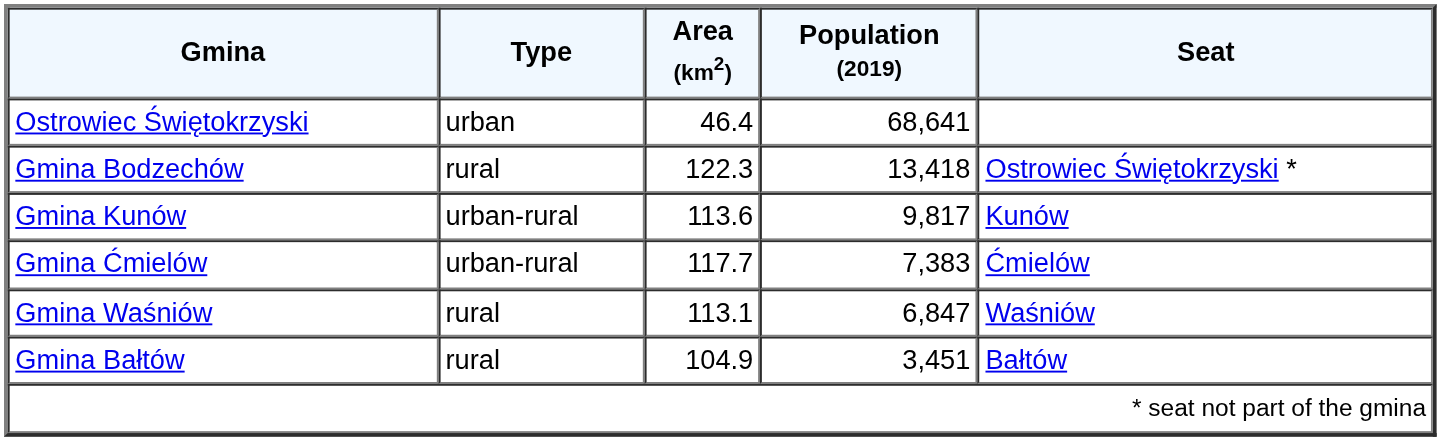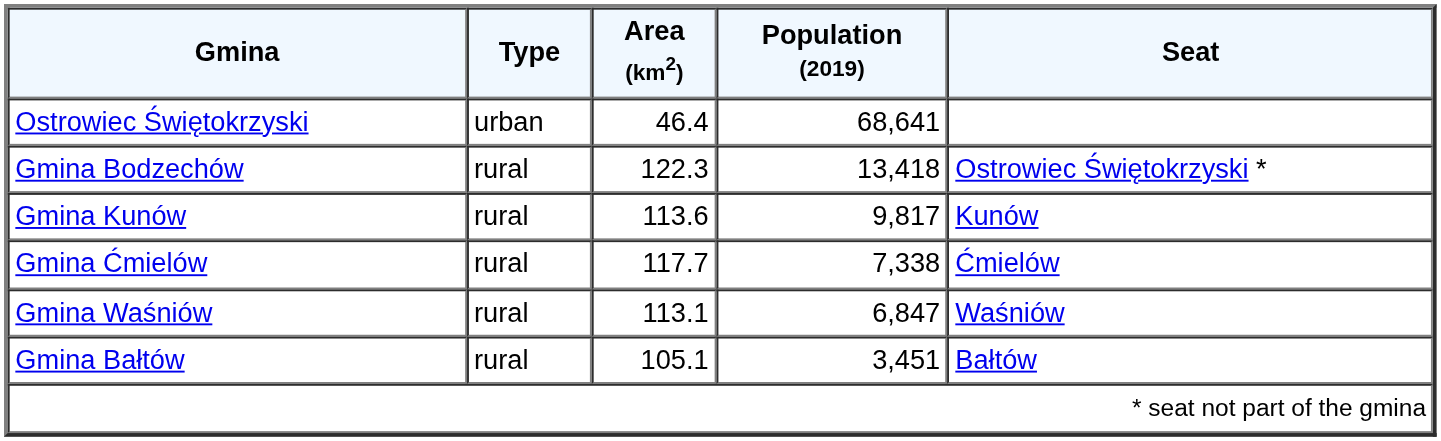(512, 216) urban-rural -> (501, 216) rural
(512, 264) urban-rural -> (501, 264) rural
(936, 264) 7,383 -> (906, 264) 7,338
(719, 359) 104.9 -> (675, 359) 105.1
